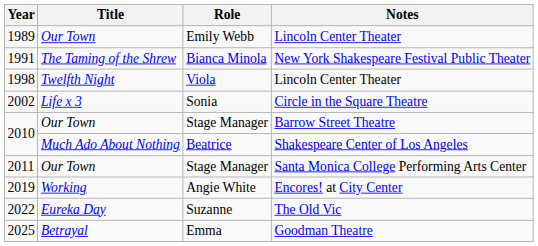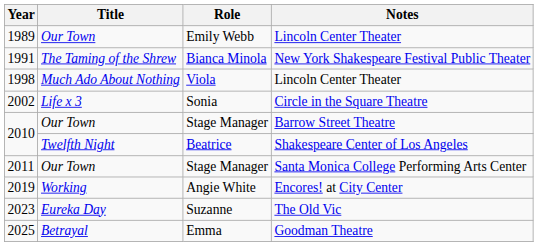(78, 79) Twelfth Night -> (110, 79) Much Ado About Nothing
(110, 144) Much Ado About Nothing -> (78, 144) Twelfth Night
(21, 209) 2022 -> (21, 209) 2023
